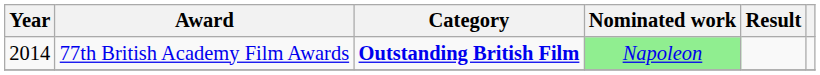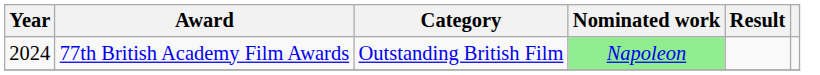(30, 53) 2014 -> (30, 53) 2024
(469, 53) bold -> (461, 53) normal
